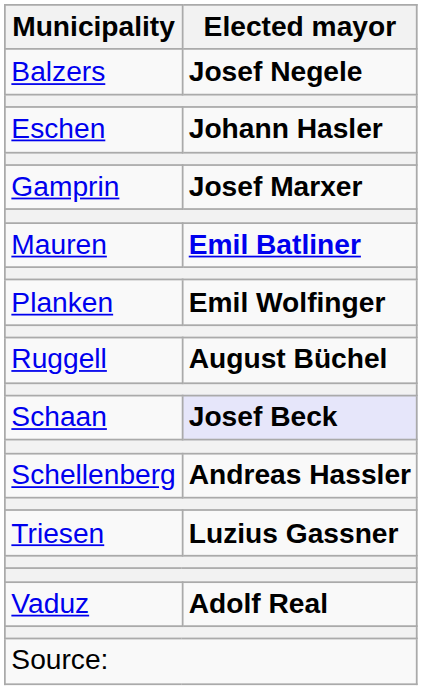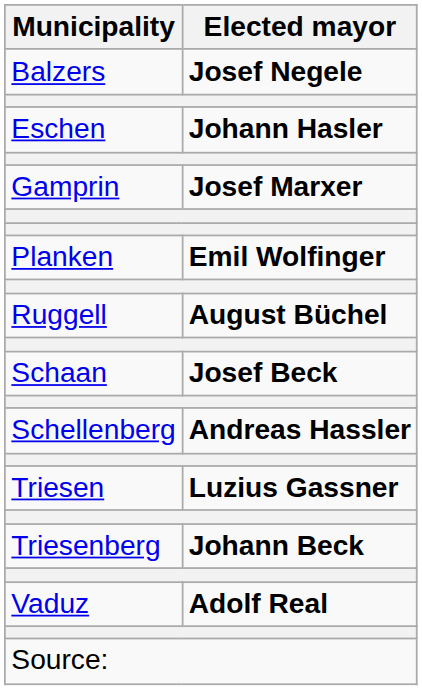- row: (59, 244)
(263, 417) lavender background -> (263, 372) no background
+ row: (86, 545)
